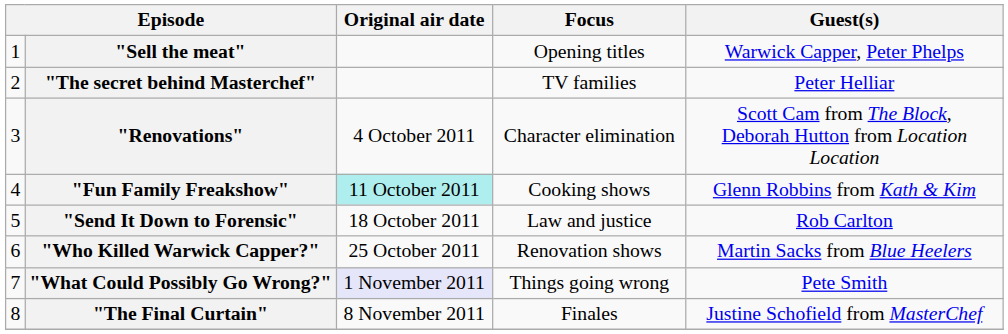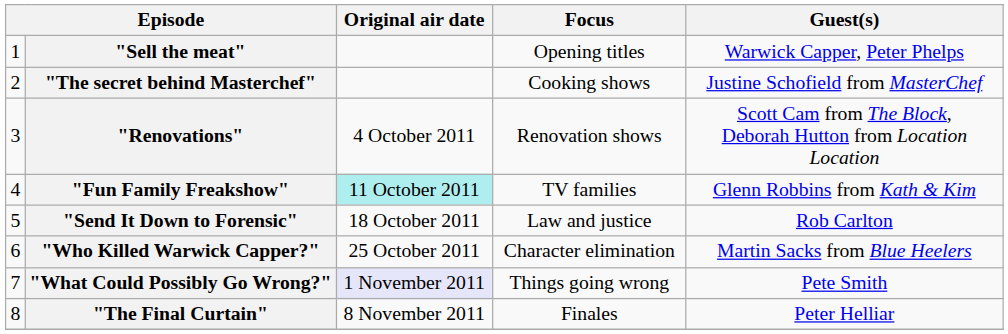(589, 82) TV families -> (589, 82) Cooking shows
(844, 82) Peter Helliar -> (844, 82) Justine Schofield from MasterChef
(589, 135) Character elimination -> (589, 135) Renovation shows
(589, 189) Cooking shows -> (589, 189) TV families
(589, 251) Renovation shows -> (589, 251) Character elimination
(844, 314) Justine Schofield from MasterChef -> (844, 314) Peter Helliar
